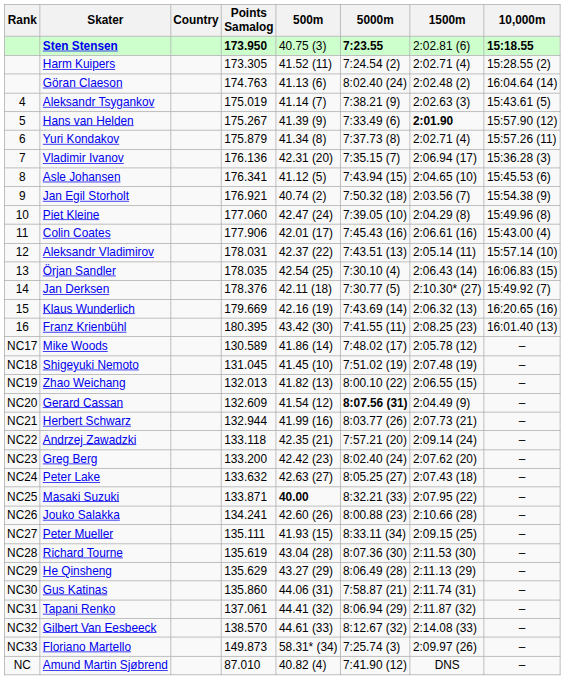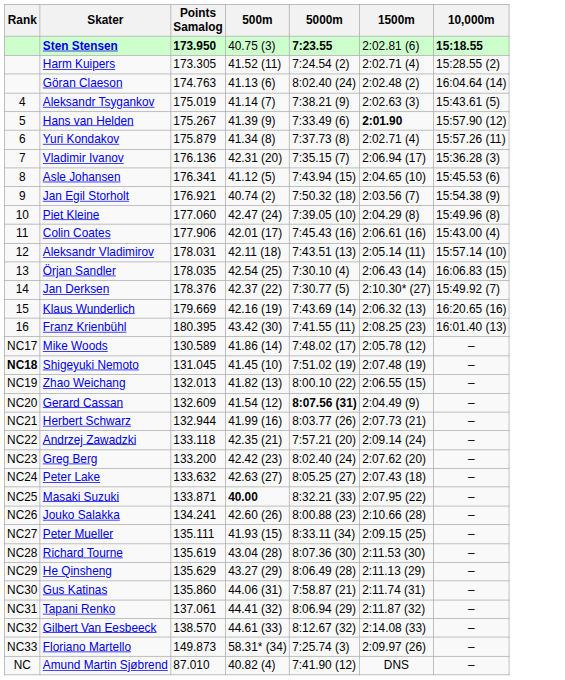- column: (196, 20)
(306, 252) 42.37 (22) -> (255, 252) 42.11 (18)
(306, 290) 42.11 (18) -> (255, 290) 42.37 (22)
(22, 365) normal -> (22, 365) bold
